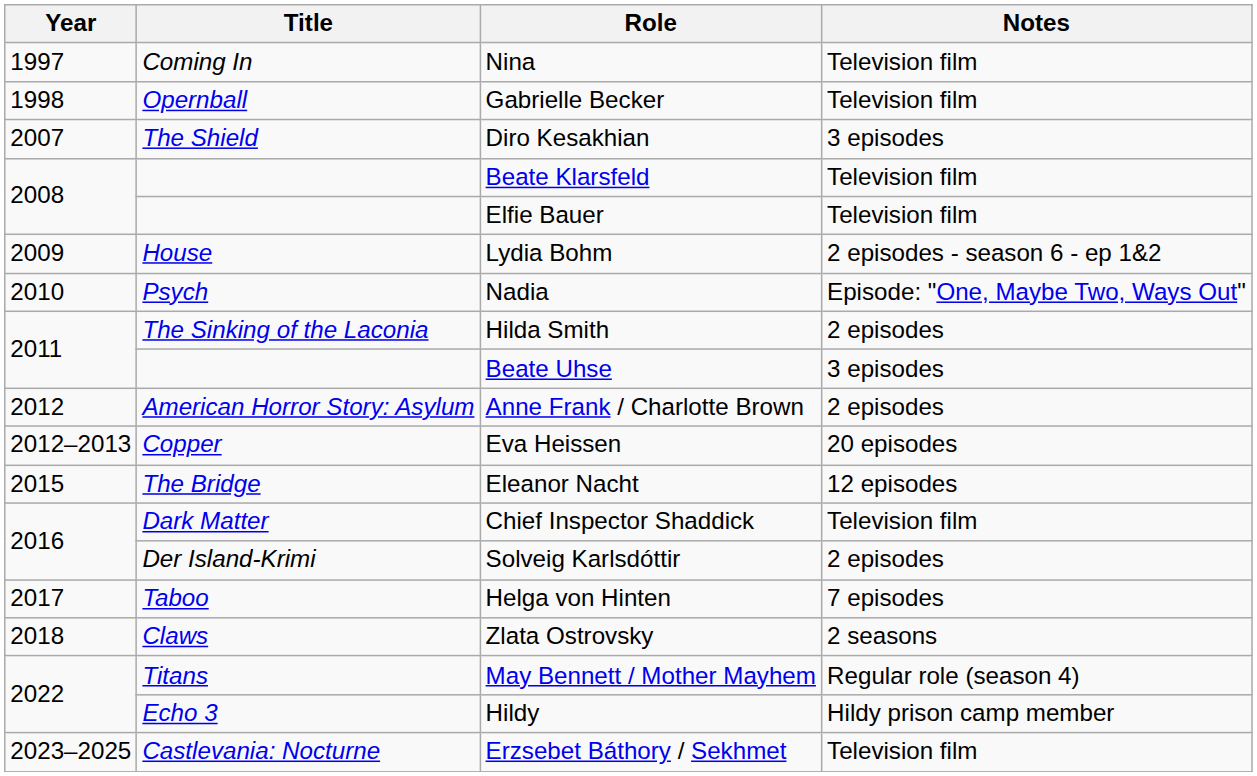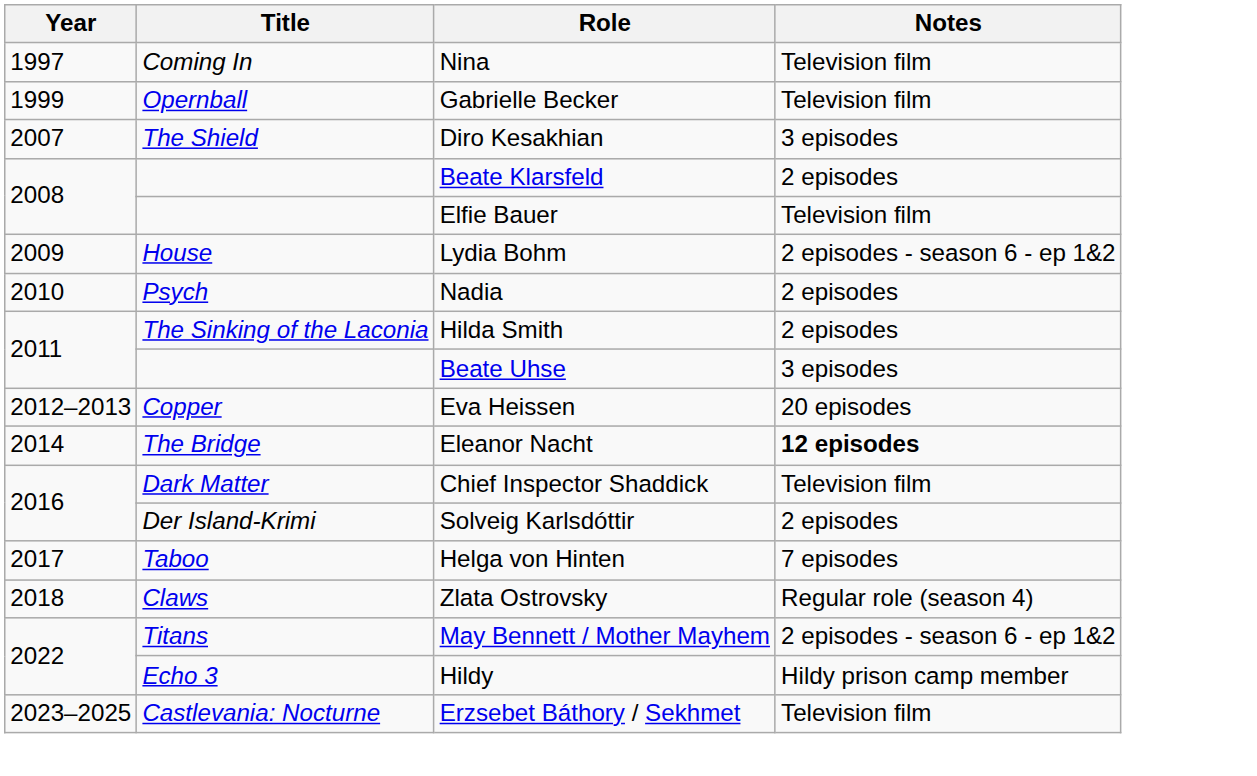(37, 100) 1998 -> (37, 100) 1999
(902, 176) Television film -> (840, 176) 2 episodes
(1036, 291) Episode: "One, Maybe Two, Ways Out" -> (840, 291) 2 episodes
- row: (645, 406)
(37, 483) 2015 -> (37, 445) 2014
(892, 483) normal -> (850, 445) bold
(882, 636) 2 seasons -> (907, 598) Regular role (season 4)
(953, 675) Regular role (season 4) -> (948, 636) 2 episodes - season 6 - ep 1&2
